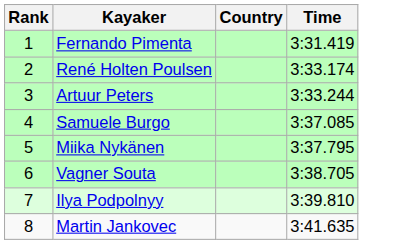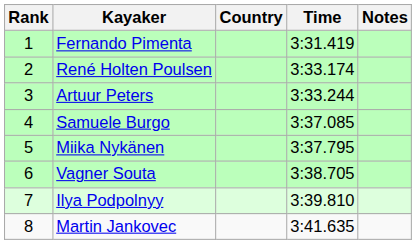+ column: (385, 17)
